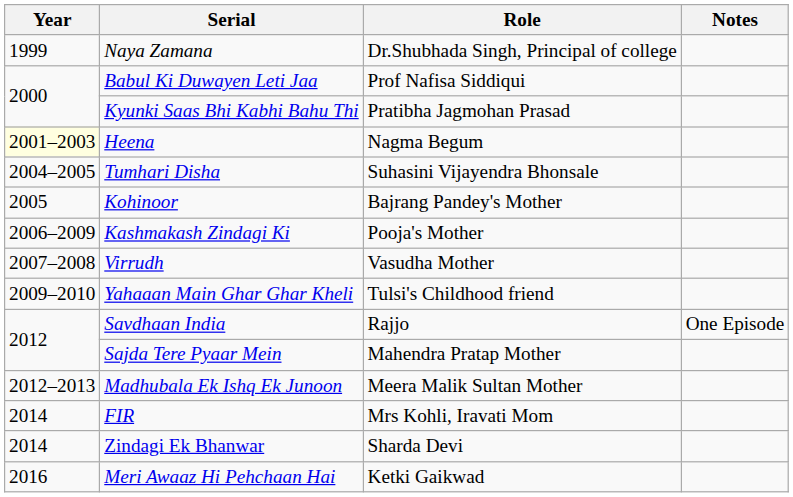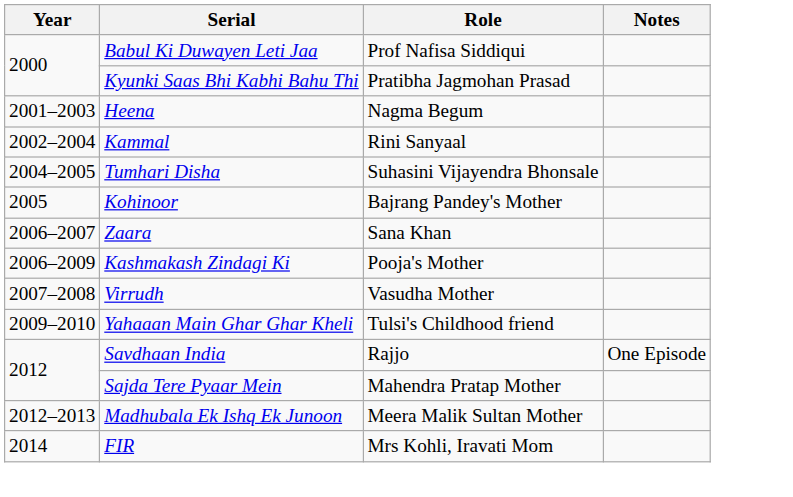- row: (158, 50)
(52, 141) lightyellow background -> (52, 111) no background
+ row: (137, 141)
+ row: (128, 232)
- row: (184, 446)
- row: (220, 476)
